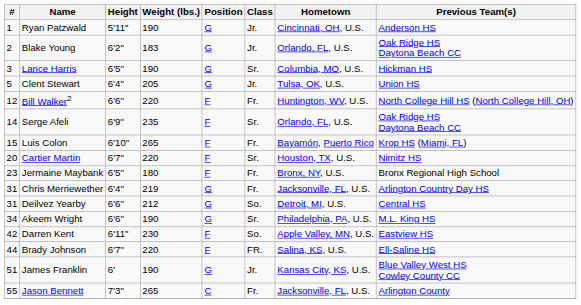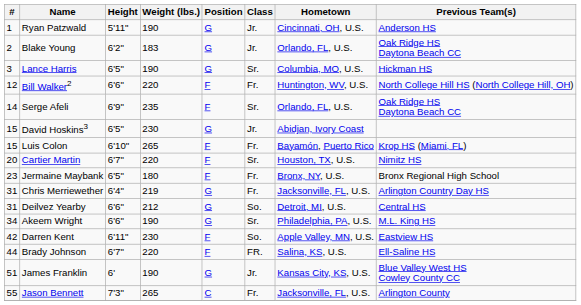- row: (51, 84)
+ row: (55, 129)
